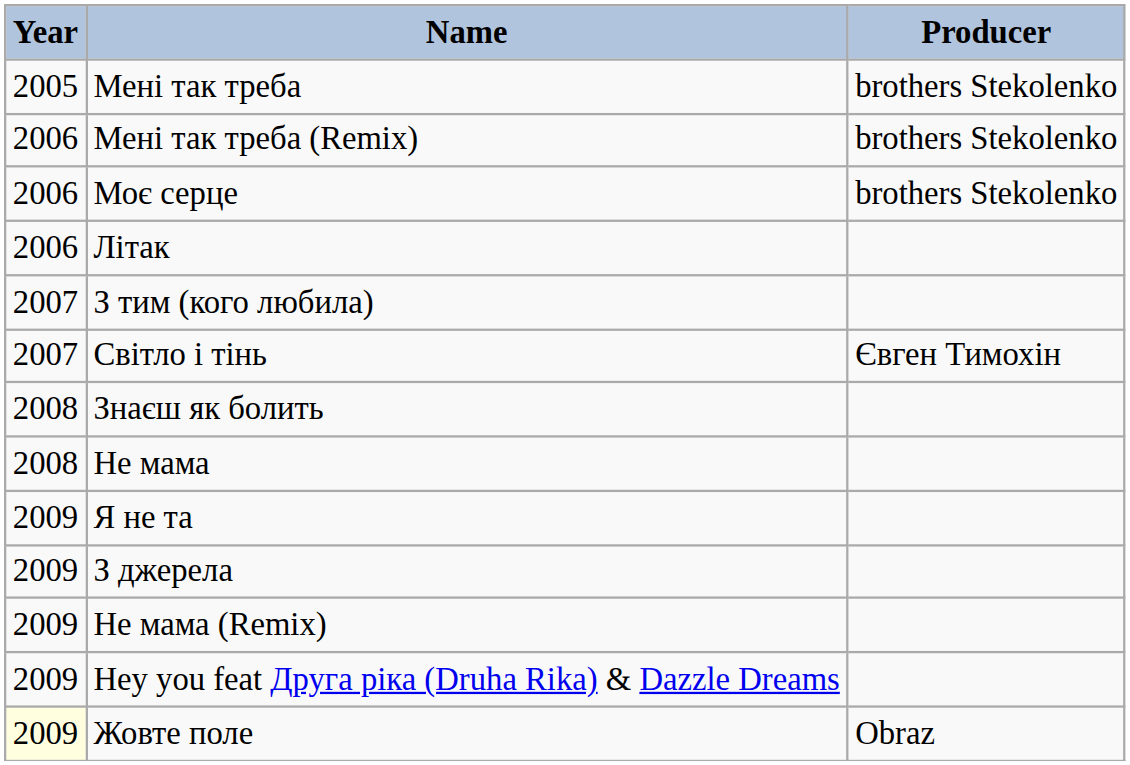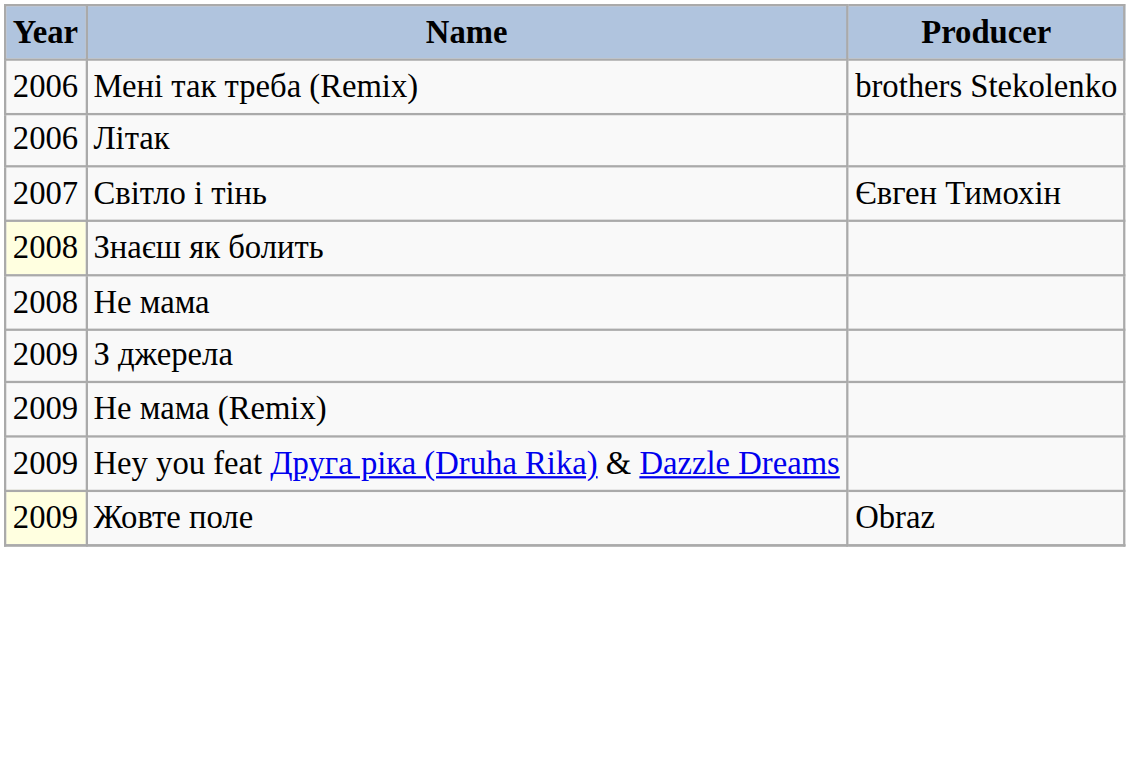- row: (197, 85)
- row: (166, 193)
- row: (234, 301)
(45, 409) no background -> (45, 247) lightyellow background
- row: (143, 517)
